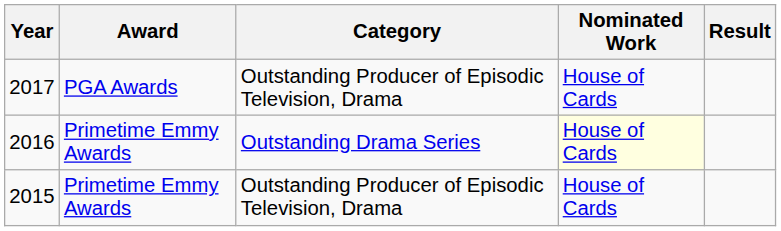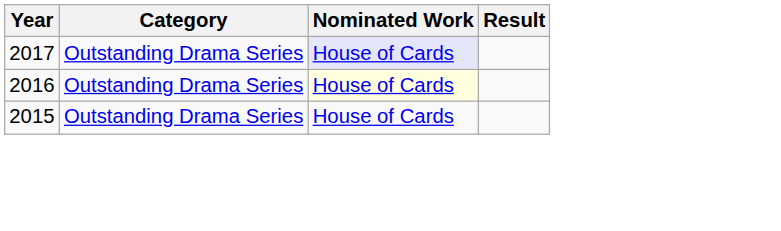- column: (148, 32)
(392, 87) Outstanding Producer of Episodic Television, Drama -> (184, 52) Outstanding Drama Series
(603, 87) no background -> (383, 52) lavender background
(392, 197) Outstanding Producer of Episodic Television, Drama -> (184, 117) Outstanding Drama Series
